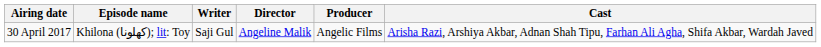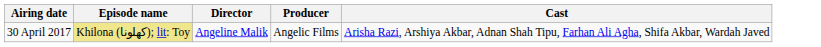- column: (214, 13)
(133, 32) no background -> (133, 32) khaki background
